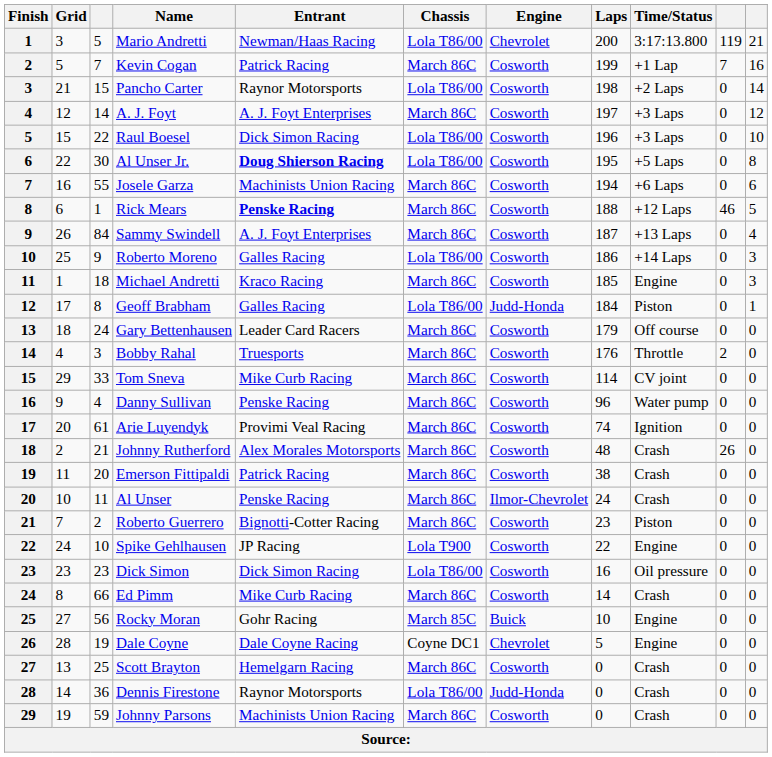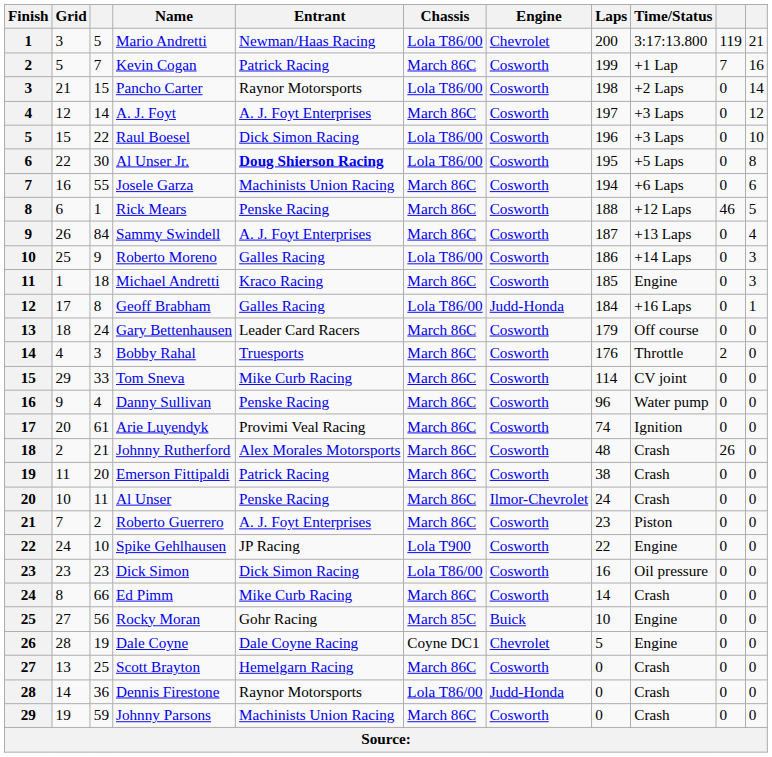(287, 209) bold -> (284, 209) normal
(653, 305) Piston -> (663, 305) +16 Laps
(309, 522) Bignotti-Cotter Racing -> (305, 522) A. J. Foyt Enterprises
